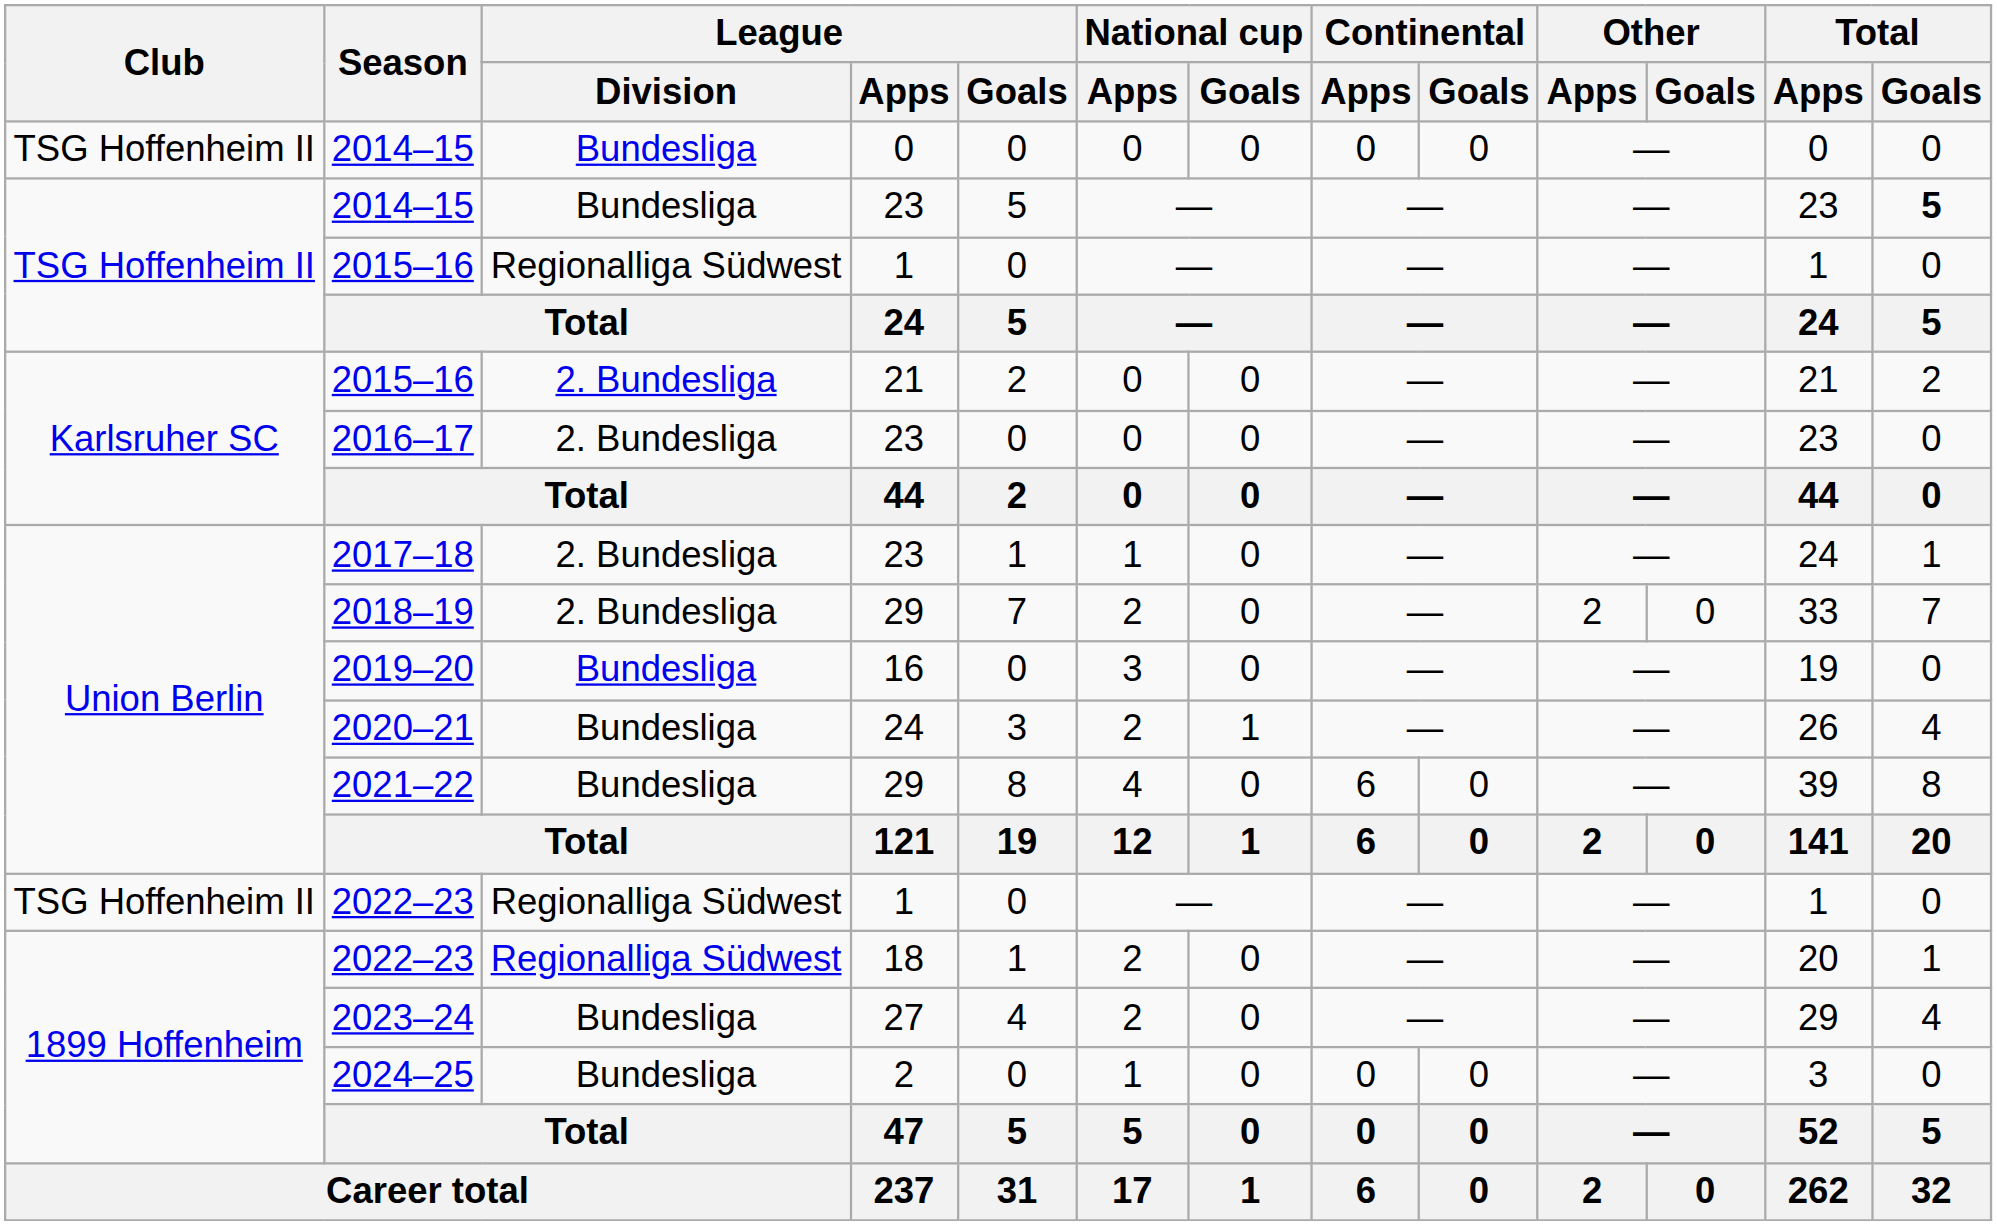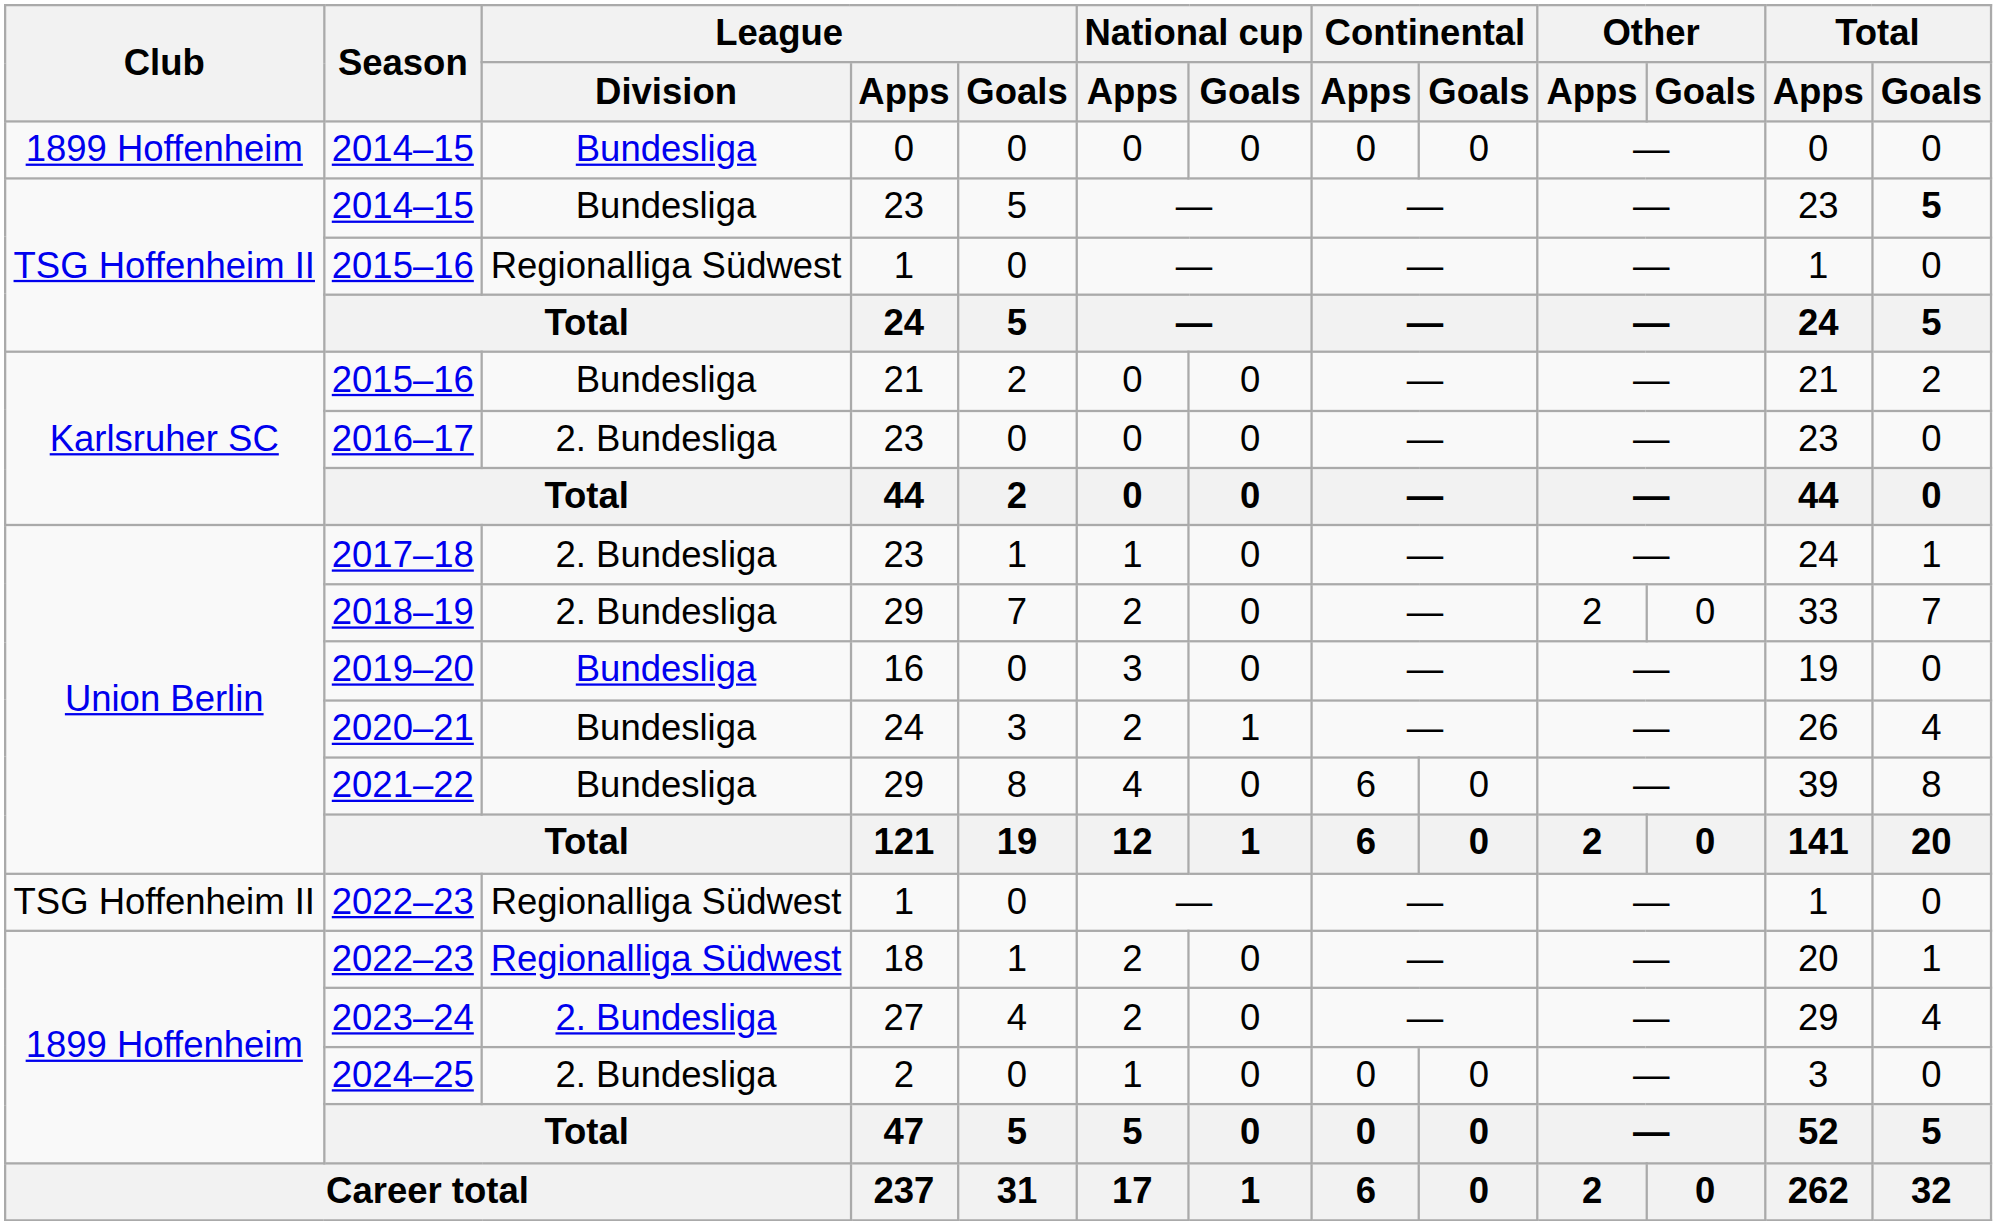(164, 149) TSG Hoffenheim II -> (164, 149) 1899 Hoffenheim
(666, 380) 2. Bundesliga -> (666, 380) Bundesliga
(666, 1016) Bundesliga -> (666, 1016) 2. Bundesliga
(666, 1074) Bundesliga -> (666, 1074) 2. Bundesliga
